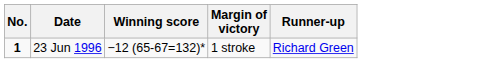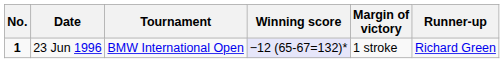+ column: (176, 21)
(156, 48) no background -> (299, 48) lavender background
